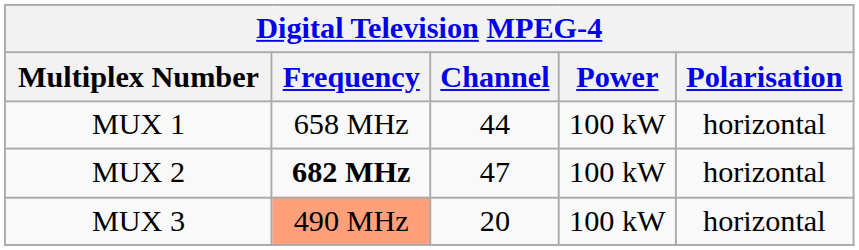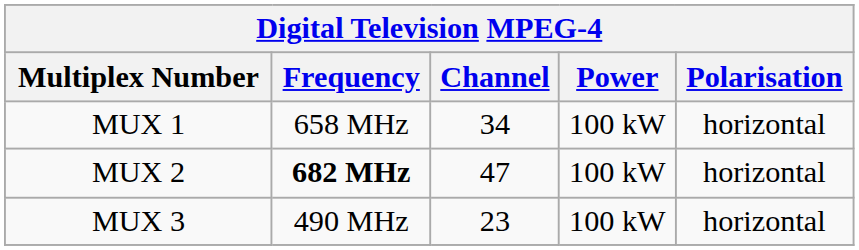(495, 124) 44 -> (495, 124) 34
(351, 220) lightsalmon background -> (351, 220) no background
(495, 220) 20 -> (495, 220) 23
